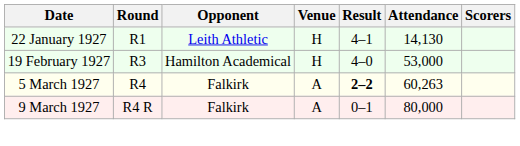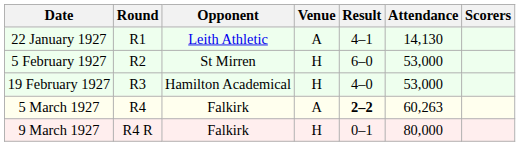(317, 38) H -> (317, 38) A
+ row: (59, 61)
(317, 107) A -> (317, 130) H
